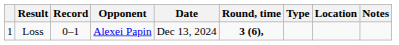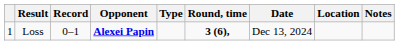columns swapped: (298, 13) <-> (187, 13)
(122, 31) normal -> (124, 31) bold
